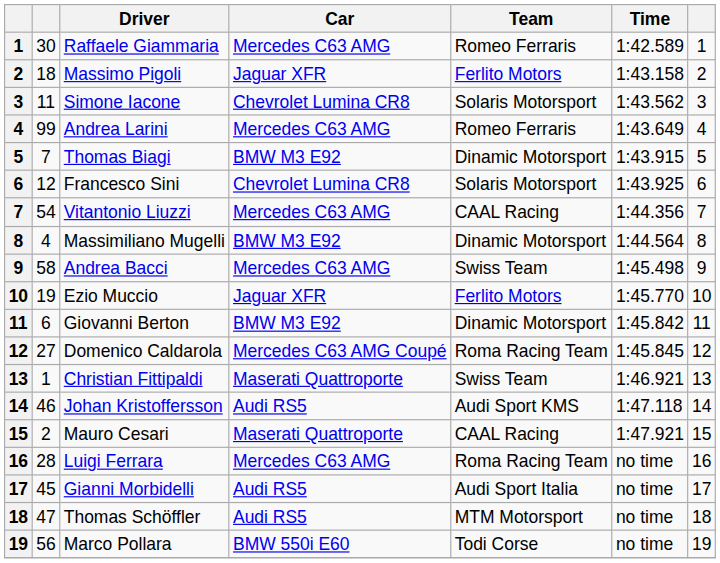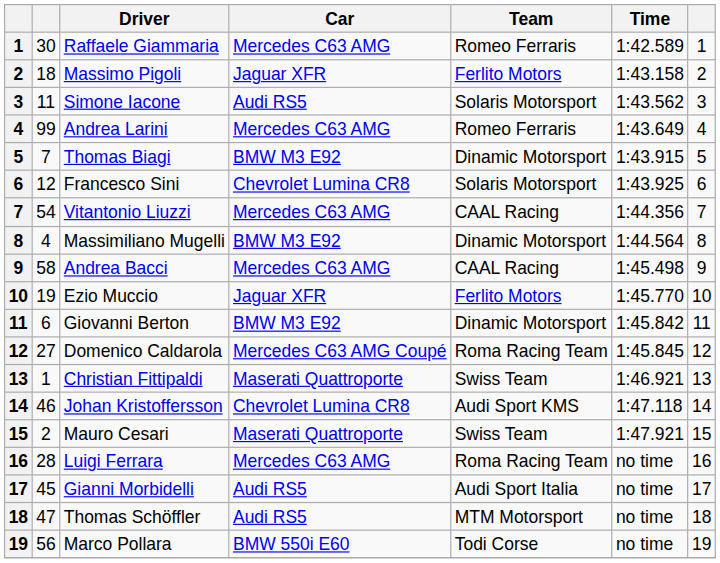(321, 102) Chevrolet Lumina CR8 -> (270, 102) Audi RS5
(501, 268) Swiss Team -> (507, 268) CAAL Racing
(270, 406) Audi RS5 -> (321, 406) Chevrolet Lumina CR8
(507, 434) CAAL Racing -> (501, 434) Swiss Team
